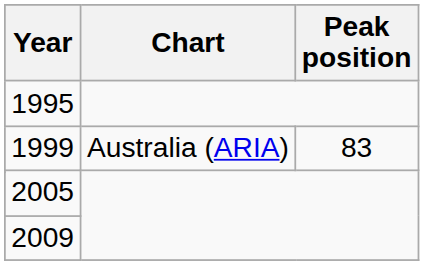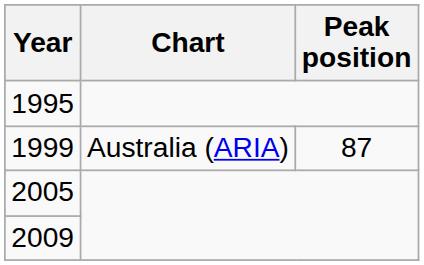(357, 147) 83 -> (357, 147) 87
